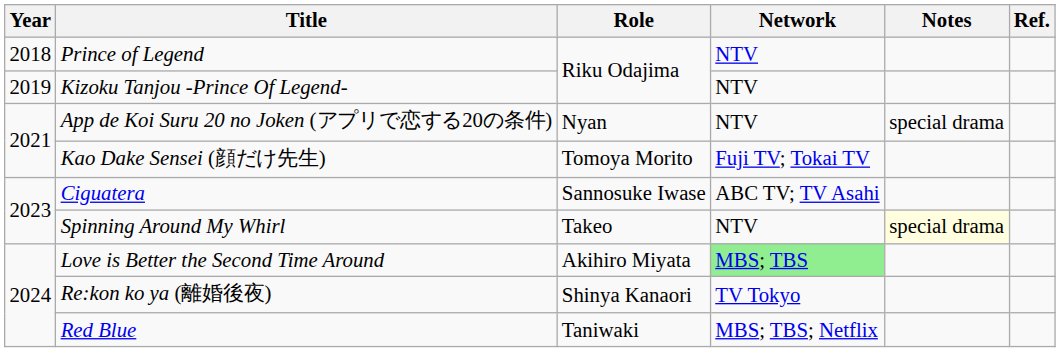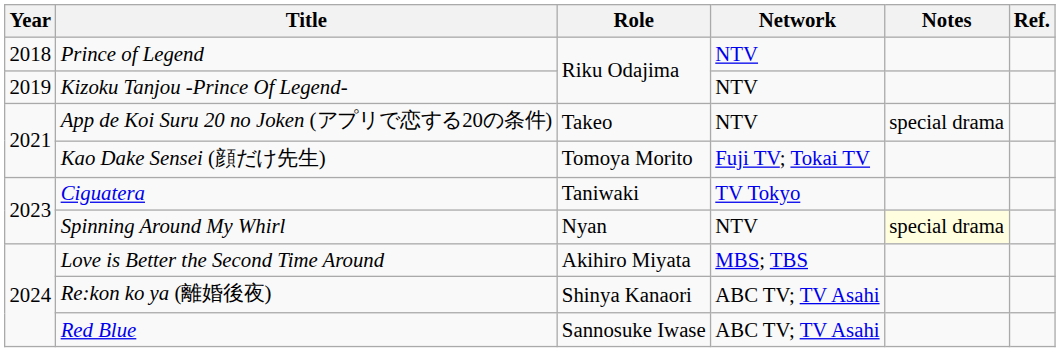(584, 121) Nyan -> (587, 121) Takeo
(634, 193) Sannosuke Iwase -> (600, 193) Taniwaki
(797, 193) ABC TV; TV Asahi -> (758, 193) TV Tokyo
(587, 226) Takeo -> (584, 226) Nyan
(762, 259) lightgreen background -> (762, 259) no background
(758, 294) TV Tokyo -> (797, 294) ABC TV; TV Asahi
(600, 329) Taniwaki -> (634, 329) Sannosuke Iwase
(797, 329) MBS; TBS; Netflix -> (797, 329) ABC TV; TV Asahi
